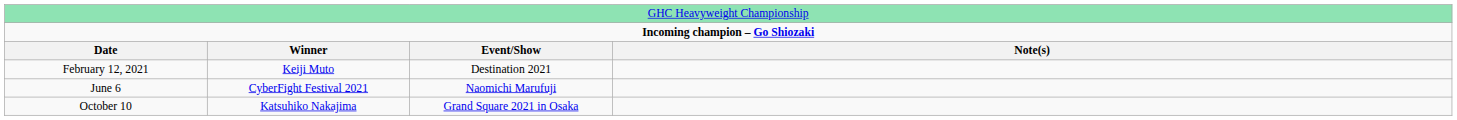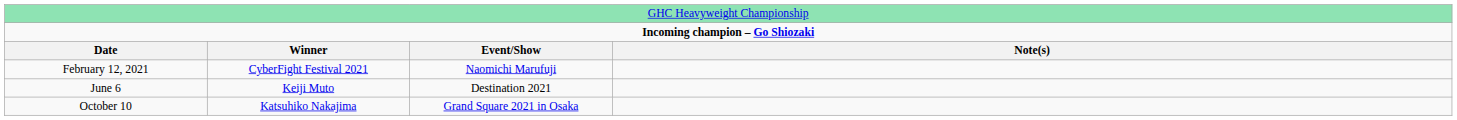(308, 69) Keiji Muto -> (308, 69) CyberFight Festival 2021
(511, 69) Destination 2021 -> (511, 69) Naomichi Marufuji
(308, 87) CyberFight Festival 2021 -> (308, 87) Keiji Muto
(511, 87) Naomichi Marufuji -> (511, 87) Destination 2021
